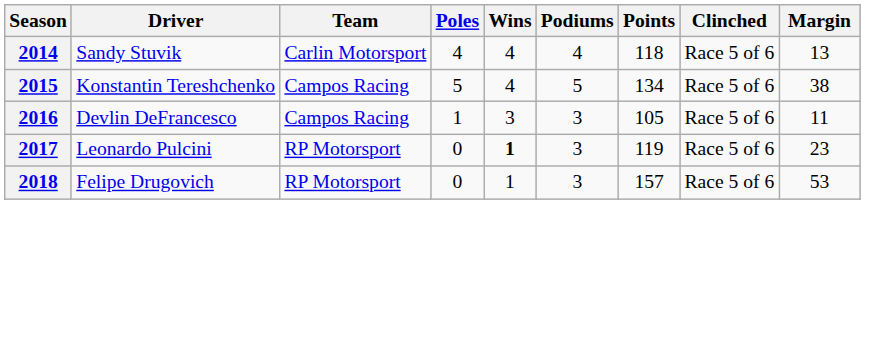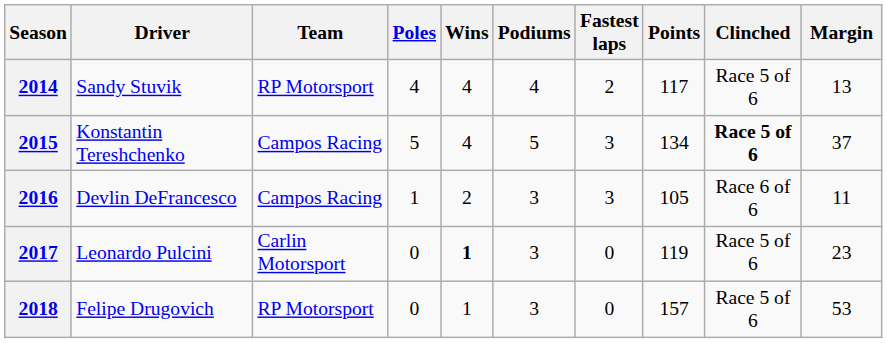+ column: (609, 31)
(355, 52) Carlin Motorsport -> (316, 87) RP Motorsport
(649, 52) 118 -> (674, 87) 117
(729, 84) normal -> (753, 142) bold
(819, 84) 38 -> (842, 142) 37
(510, 117) 3 -> (467, 197) 2
(729, 117) Race 5 of 6 -> (753, 197) Race 6 of 6
(343, 149) RP Motorsport -> (302, 253) Carlin Motorsport
